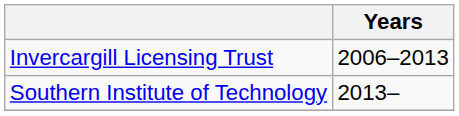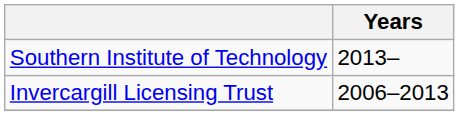rows swapped: (141, 57) <-> (168, 92)
